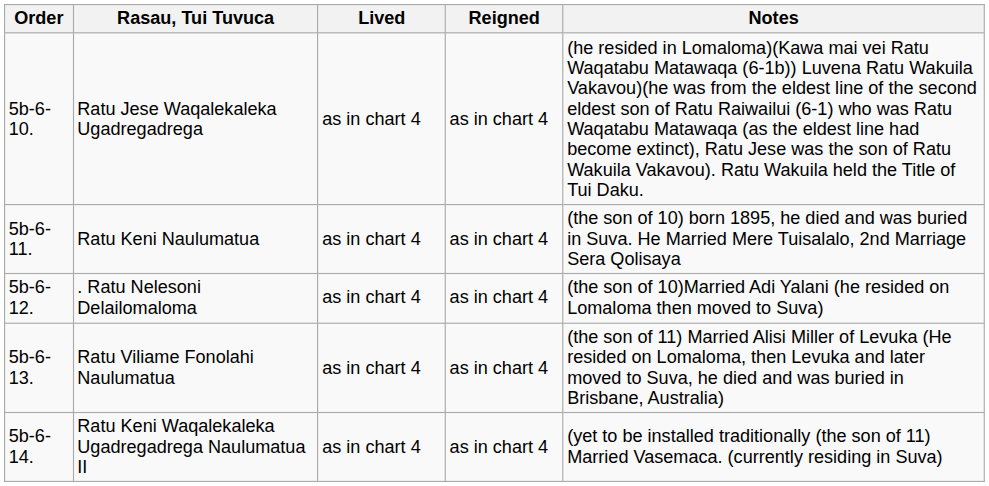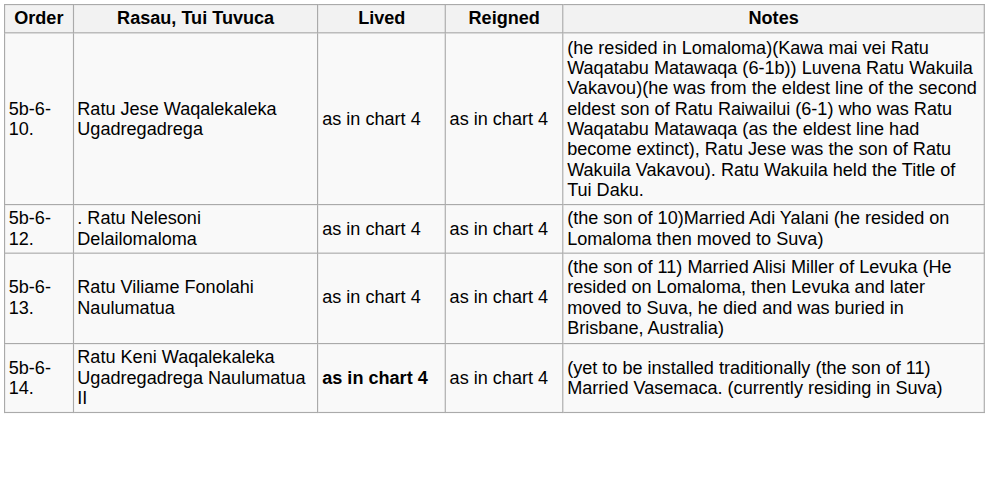- row: (168, 238)
(371, 446) normal -> (375, 377) bold
